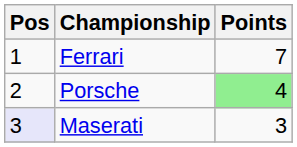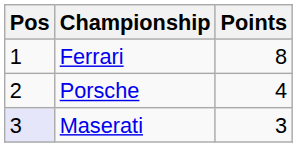(281, 57) 7 -> (281, 57) 8
(281, 91) lightgreen background -> (281, 91) no background
